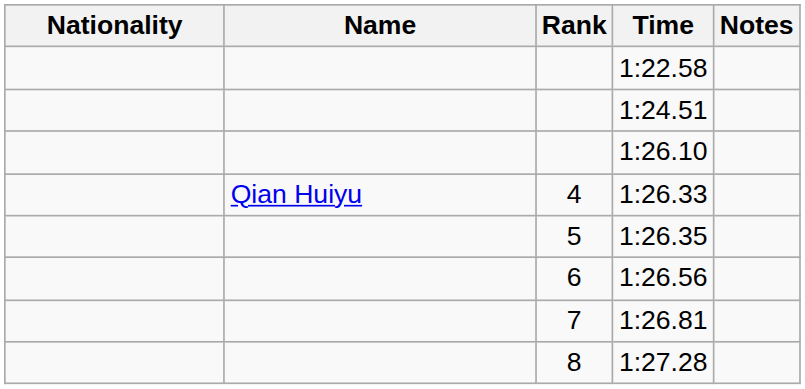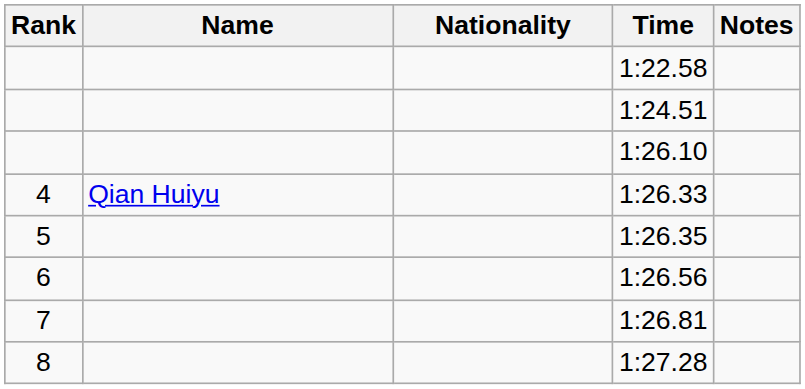columns swapped: (574, 25) <-> (115, 25)
